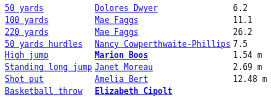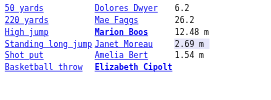- row: (27, 20)
- row: (44, 44)
(248, 56) 1.54 m -> (192, 32) 12.48 m
(248, 67) no background -> (189, 44) lavender background
(250, 79) 12.48 m -> (189, 56) 1.54 m
